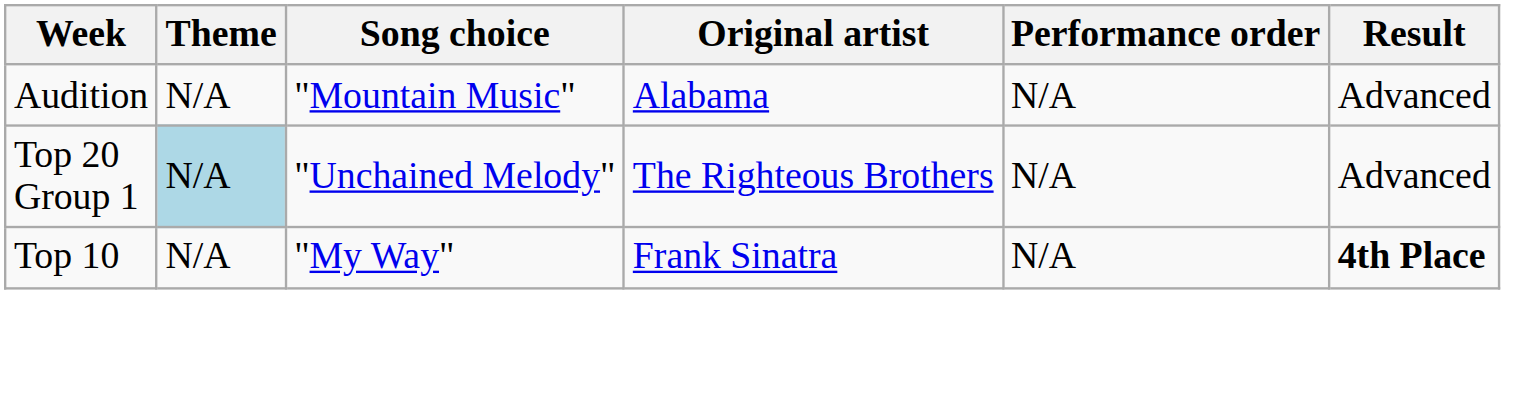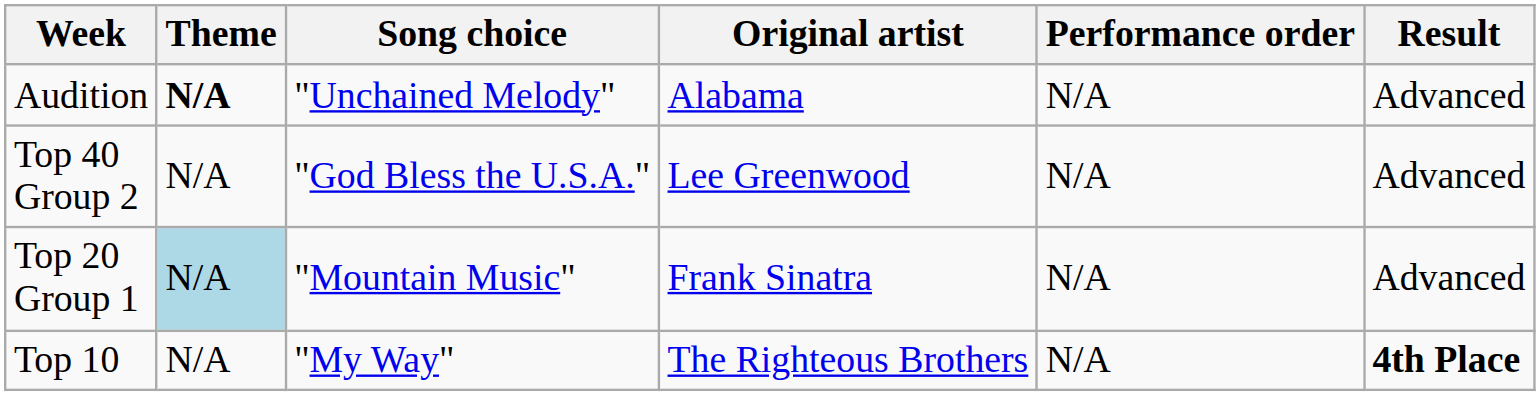(198, 94) normal -> (198, 94) bold
(435, 94) "Mountain Music" -> (455, 94) "Unchained Melody"
+ row: (76, 175)
(455, 175) "Unchained Melody" -> (435, 277) "Mountain Music"
(813, 175) The Righteous Brothers -> (770, 277) Frank Sinatra
(735, 256) Frank Sinatra -> (848, 358) The Righteous Brothers
